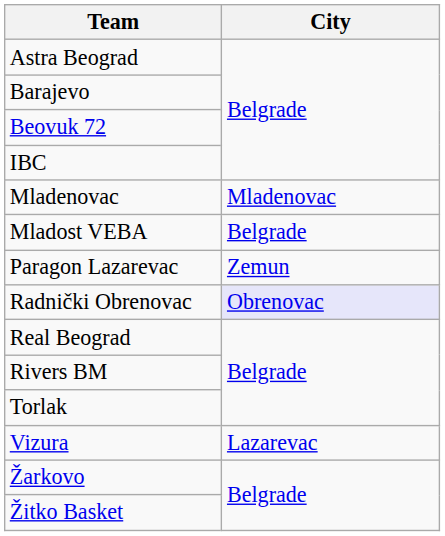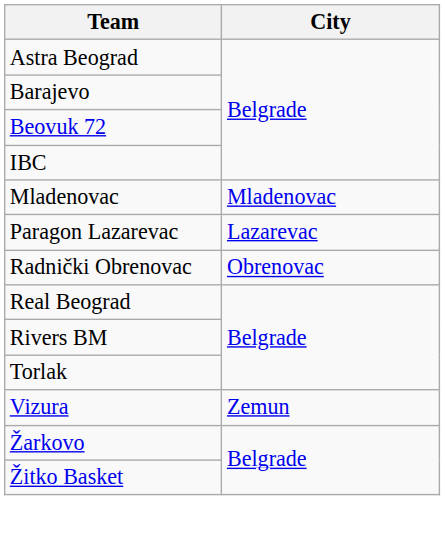- row: (79, 232)
(258, 267) Zemun -> (272, 232) Lazarevac
(275, 302) lavender background -> (275, 267) no background
(272, 442) Lazarevac -> (258, 407) Zemun
